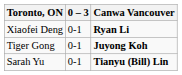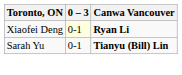(75, 29) no background -> (75, 29) lightyellow background
- row: (31, 45)
